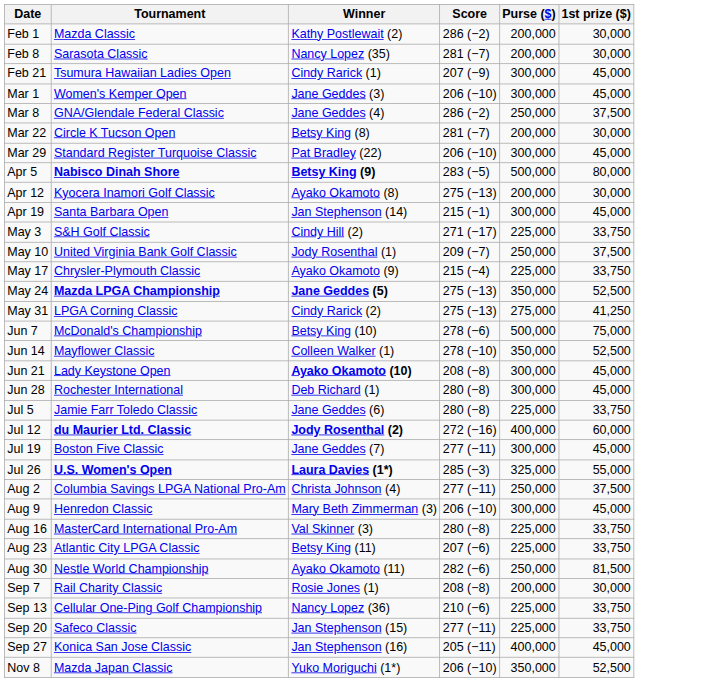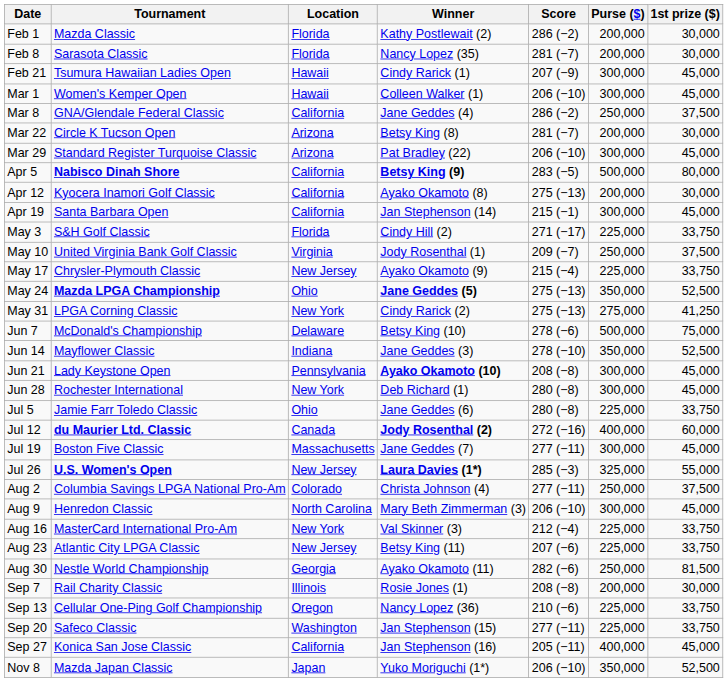+ column: (333, 14)
(338, 93) Jane Geddes (3) -> (432, 93) Colleen Walker (1)
(343, 350) Colleen Walker (1) -> (427, 350) Jane Geddes (3)
(466, 529) 280 (−8) -> (555, 529) 212 (−4)
